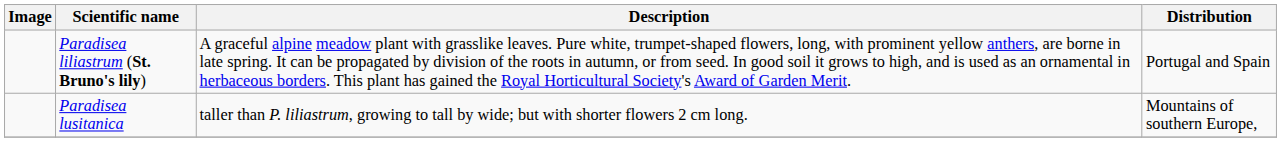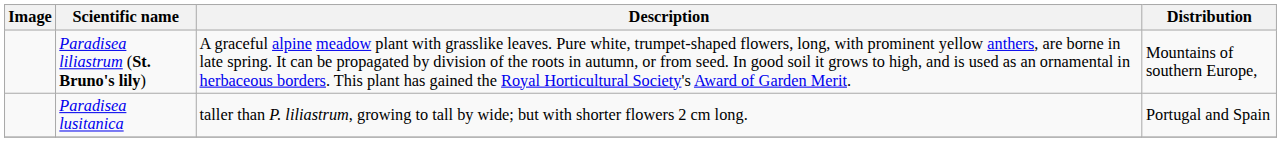(1208, 61) Portugal and Spain -> (1202, 61) Mountains of southern Europe,
(1202, 115) Mountains of southern Europe, -> (1208, 115) Portugal and Spain
